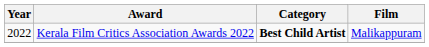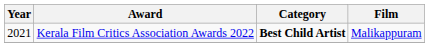(19, 33) 2022 -> (19, 33) 2021
